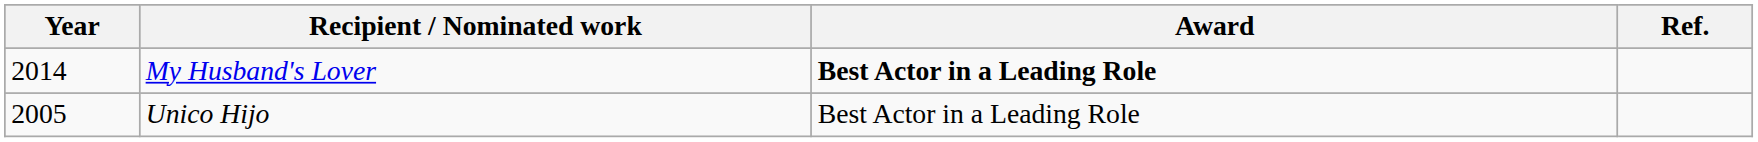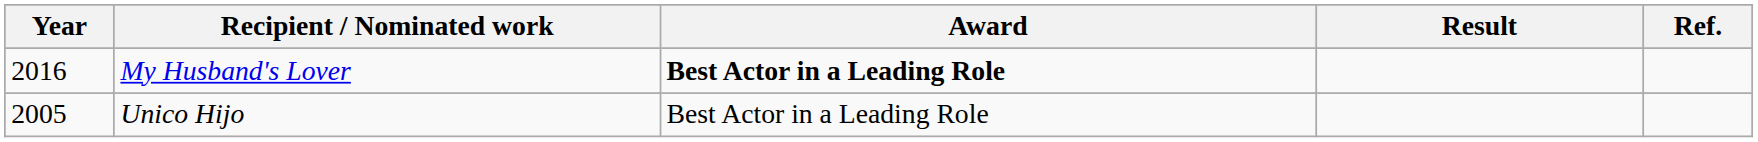+ column: (1479, 26)
(39, 70) 2014 -> (39, 70) 2016
